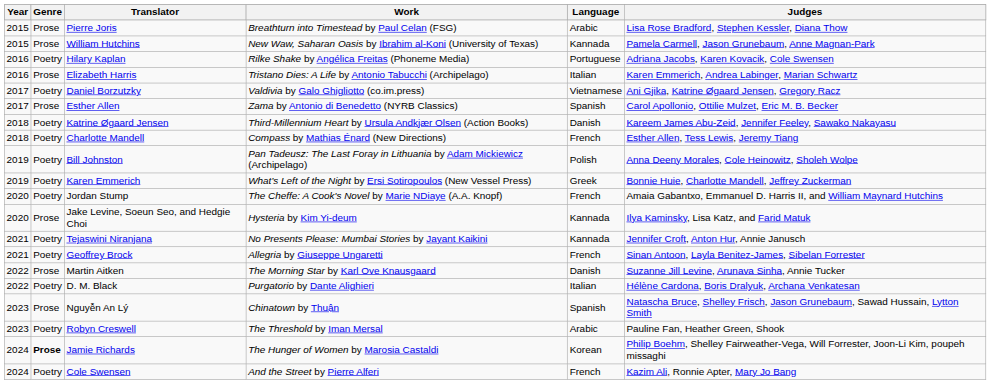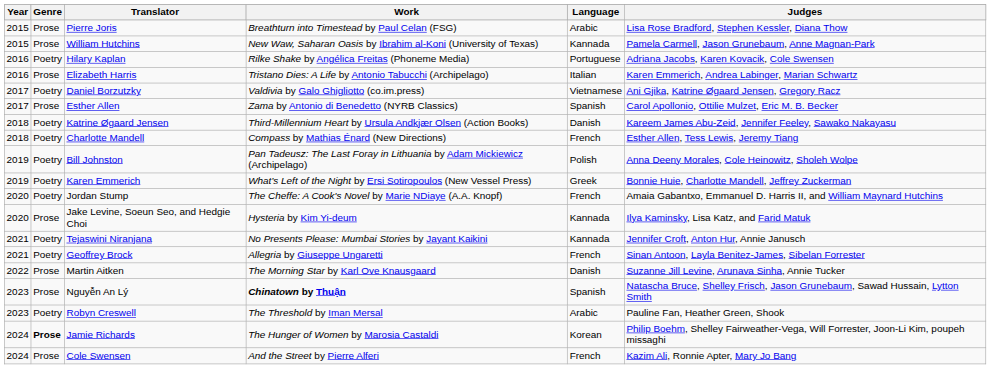- row: (92, 286)
(294, 307) normal -> (297, 291) bold
(48, 371) Poetry -> (46, 355) Prose
